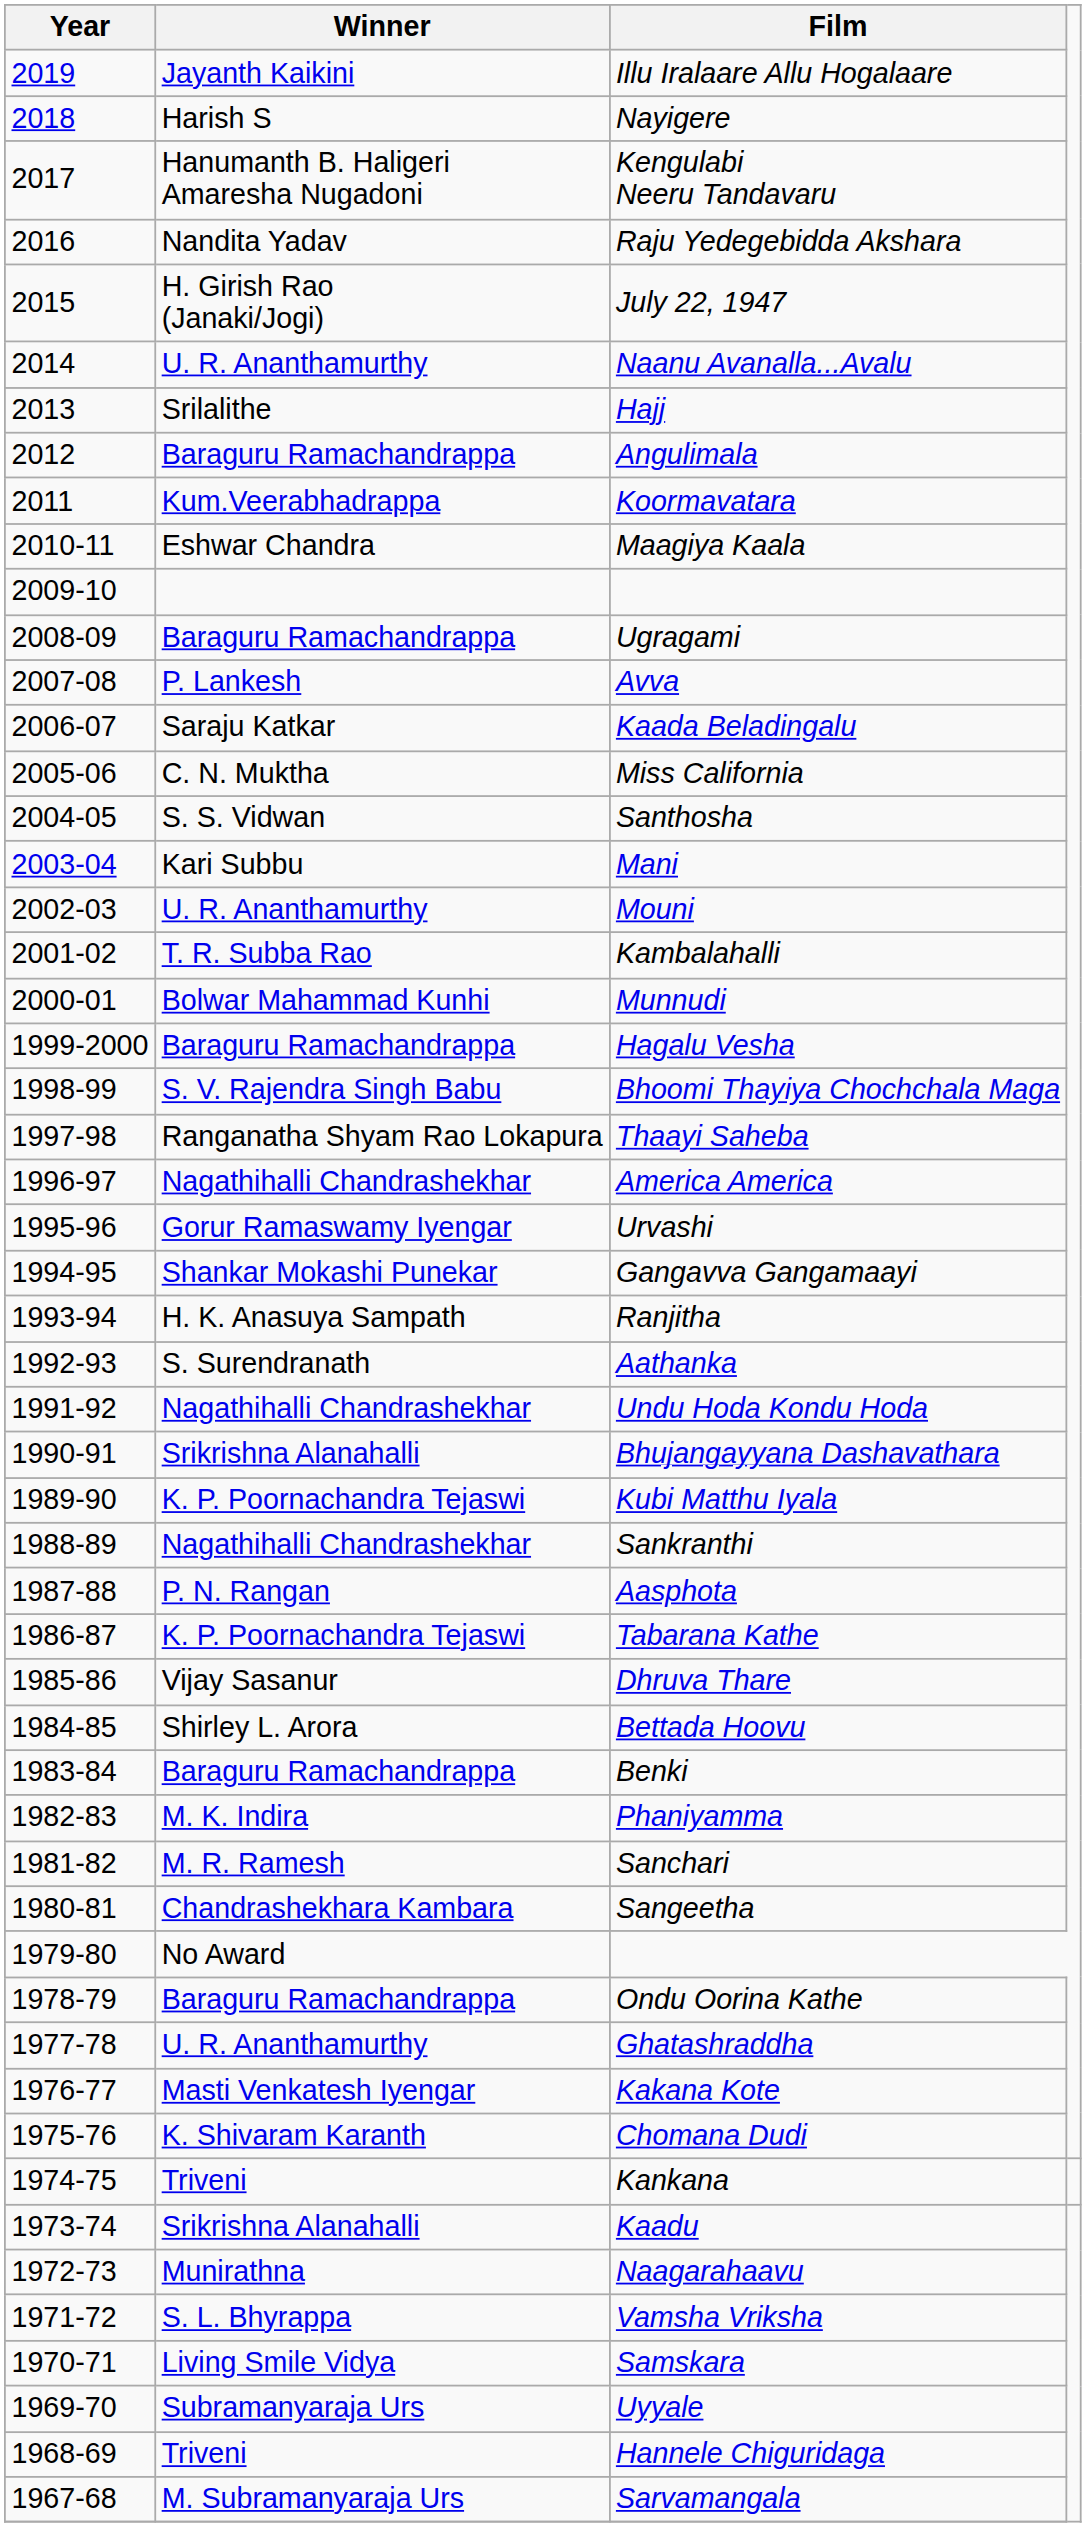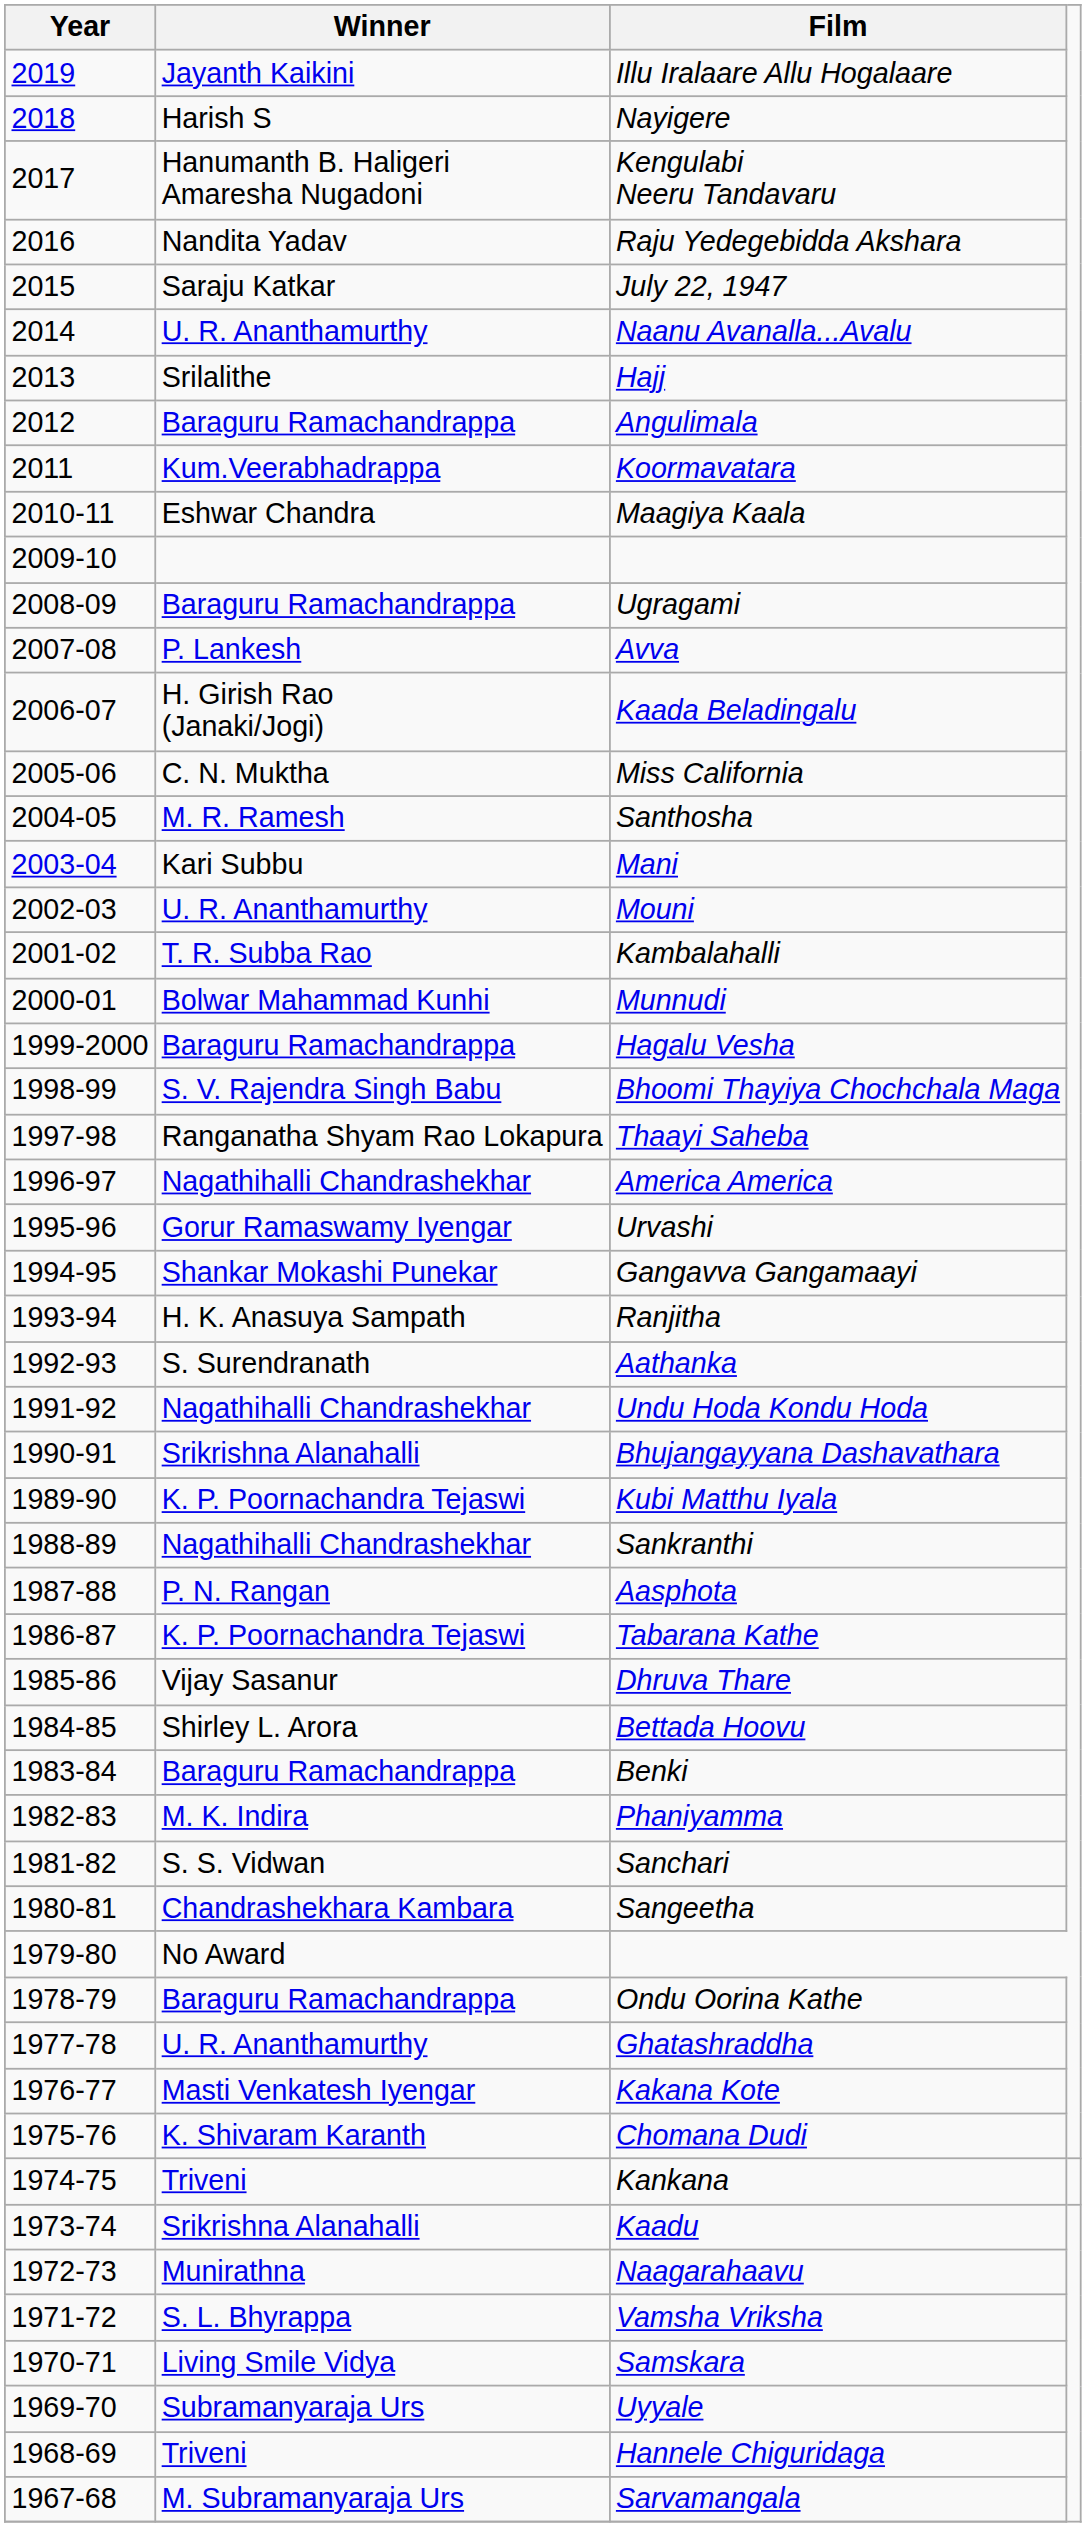(248, 302) H. Girish Rao (Janaki/Jogi) -> (248, 286) Saraju Katkar
(248, 727) Saraju Katkar -> (248, 711) H. Girish Rao (Janaki/Jogi)
(243, 818) S. S. Vidwan -> (253, 818) M. R. Ramesh
(253, 1863) M. R. Ramesh -> (243, 1863) S. S. Vidwan
